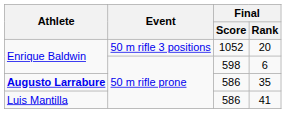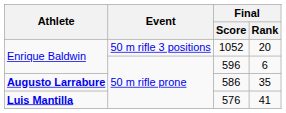(231, 65) 598 -> (231, 65) 596
(37, 100) normal -> (40, 100) bold
(231, 100) 586 -> (231, 100) 576
